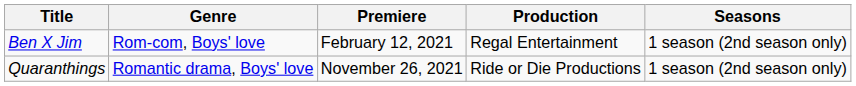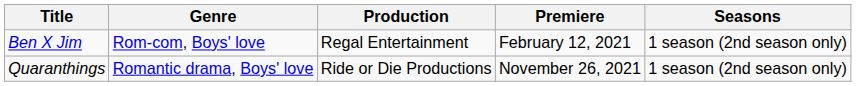columns swapped: (392, 17) <-> (556, 17)
